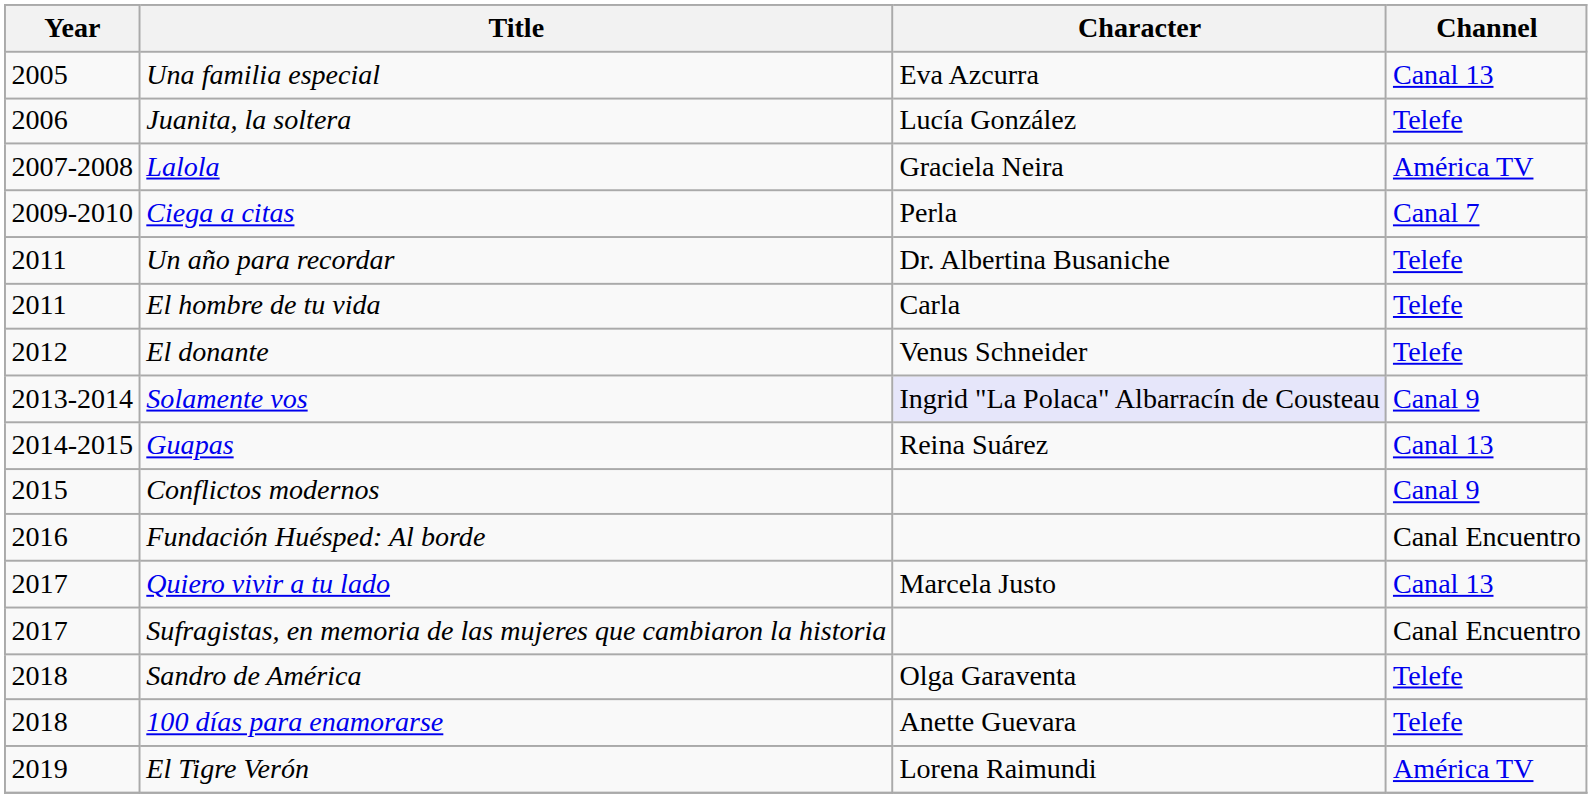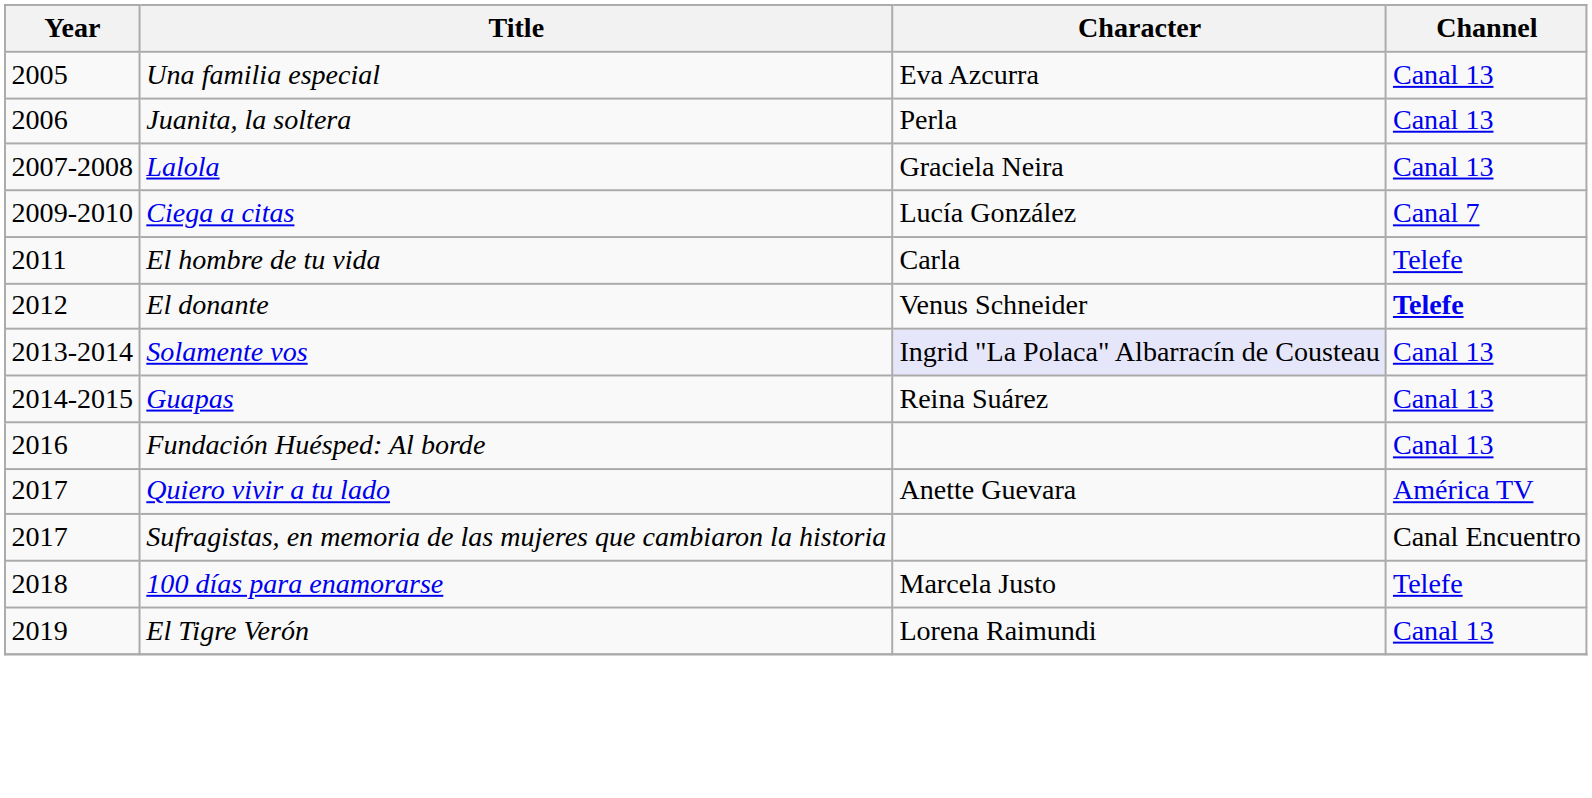(988, 120) Lucía González -> (928, 120) Perla
(1428, 120) Telefe -> (1443, 120) Canal 13
(1463, 166) América TV -> (1443, 166) Canal 13
(928, 213) Perla -> (988, 213) Lucía González
- row: (270, 259)
(1428, 352) normal -> (1428, 305) bold
(1436, 398) Canal 9 -> (1443, 352) Canal 13
- row: (263, 491)
(1487, 537) Canal Encuentro -> (1443, 444) Canal 13
(978, 583) Marcela Justo -> (988, 491) Anette Guevara
(1443, 583) Canal 13 -> (1463, 491) América TV
- row: (254, 676)
(988, 722) Anette Guevara -> (978, 583) Marcela Justo
(1463, 769) América TV -> (1443, 630) Canal 13
